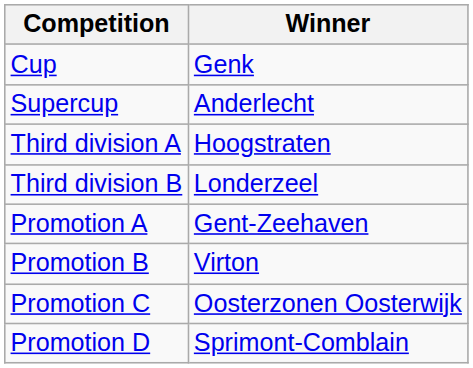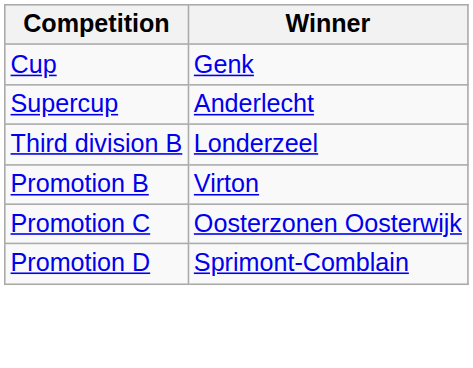- row: (96, 143)
- row: (79, 223)
